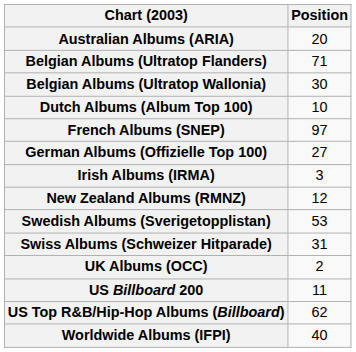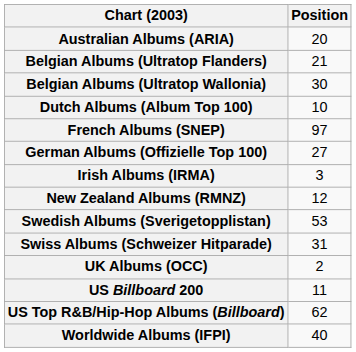(320, 61) 71 -> (320, 61) 21
